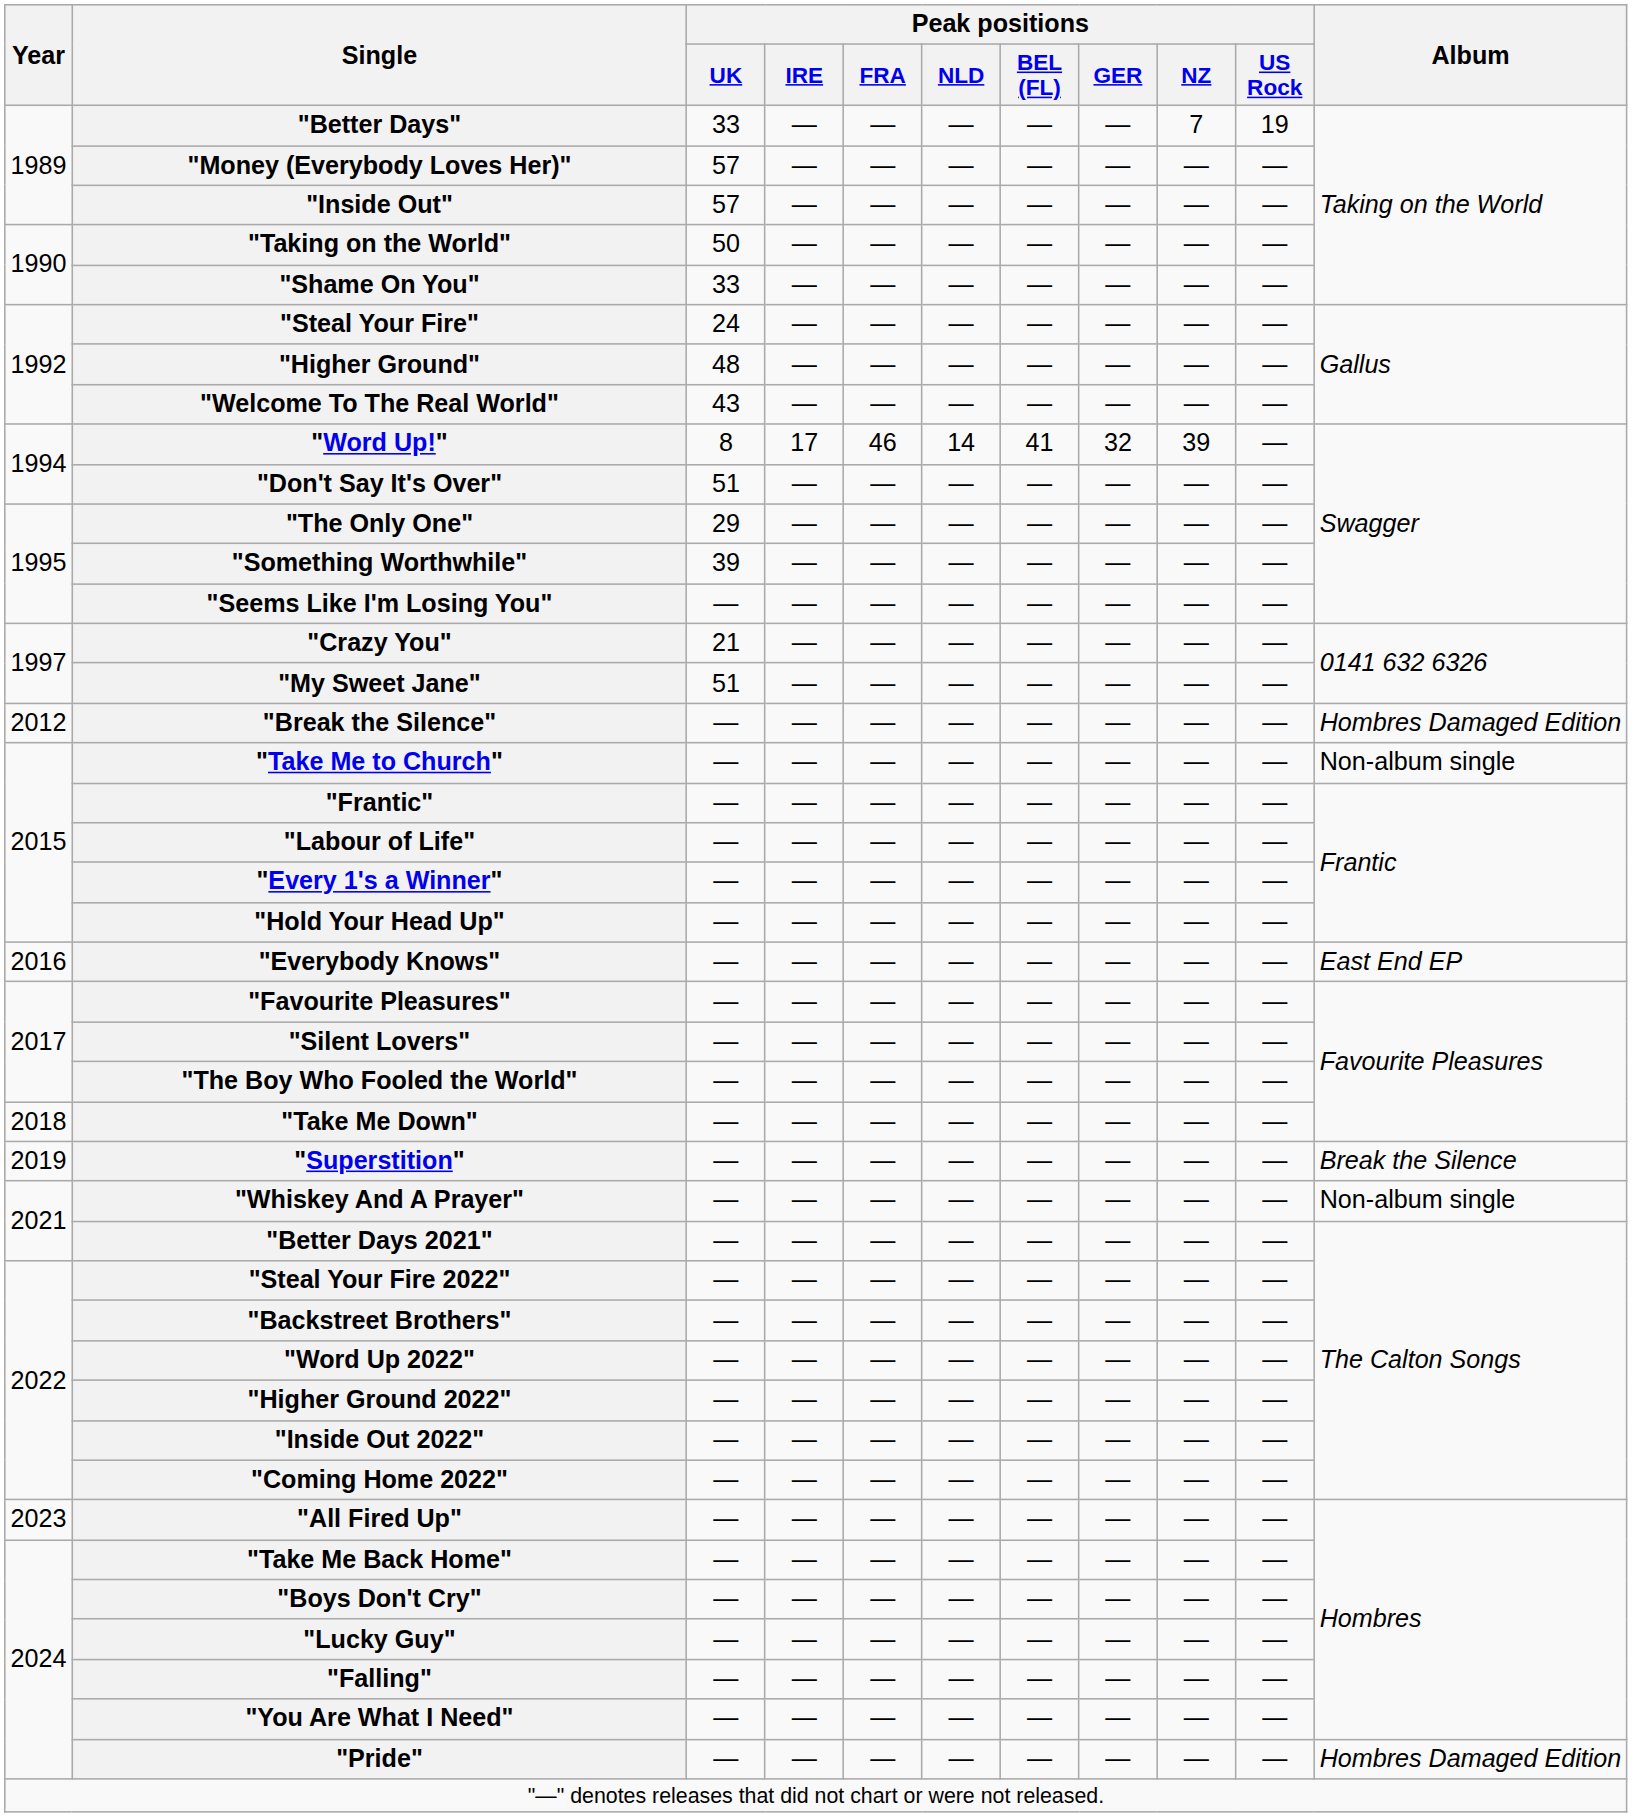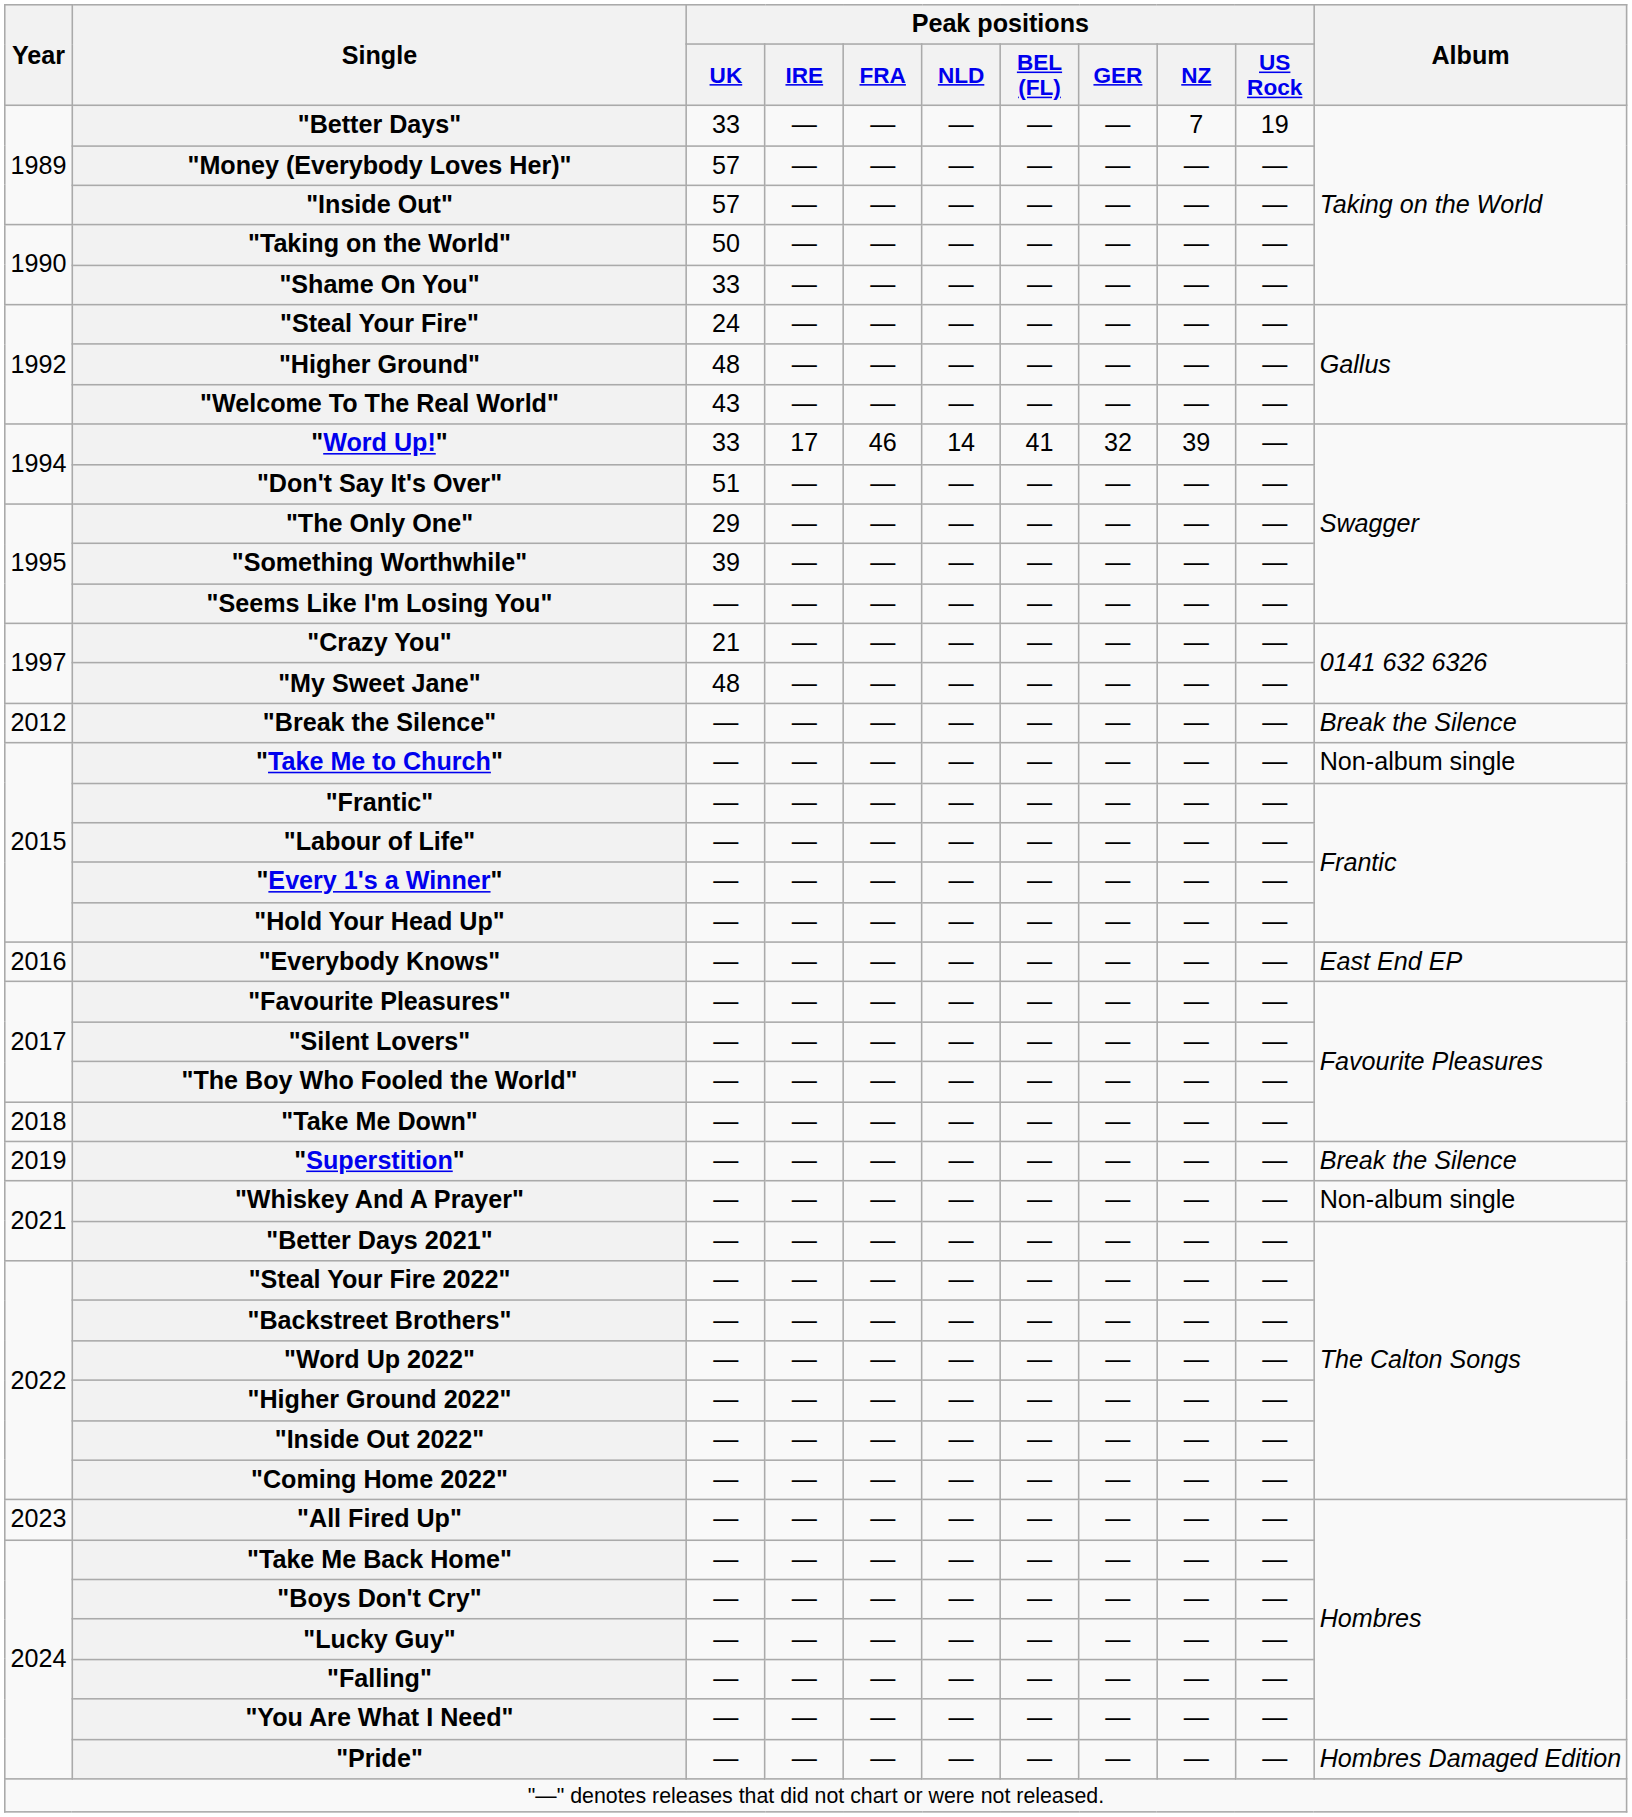(726, 443) 8 -> (726, 443) 33
(726, 682) 51 -> (726, 682) 48
(1471, 722) Hombres Damaged Edition -> (1418, 722) Break the Silence
